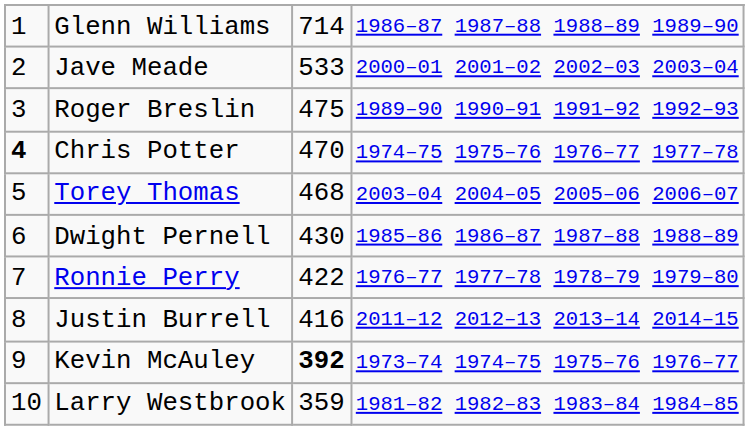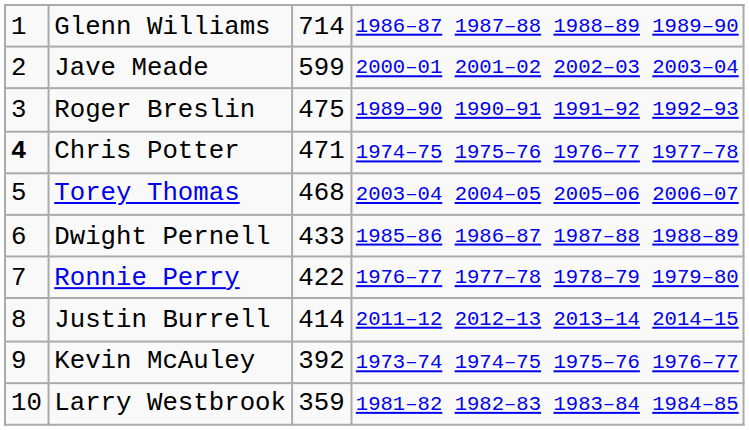(321, 68) 533 -> (321, 68) 599
(321, 152) 470 -> (321, 152) 471
(321, 236) 430 -> (321, 236) 433
(321, 320) 416 -> (321, 320) 414
(321, 362) bold -> (321, 362) normal
